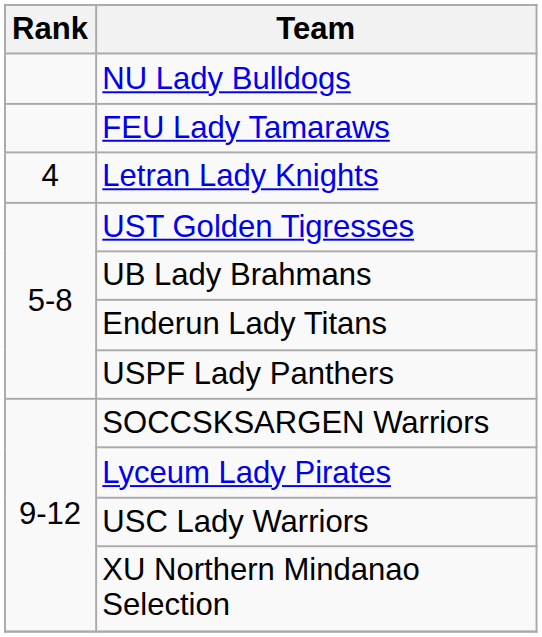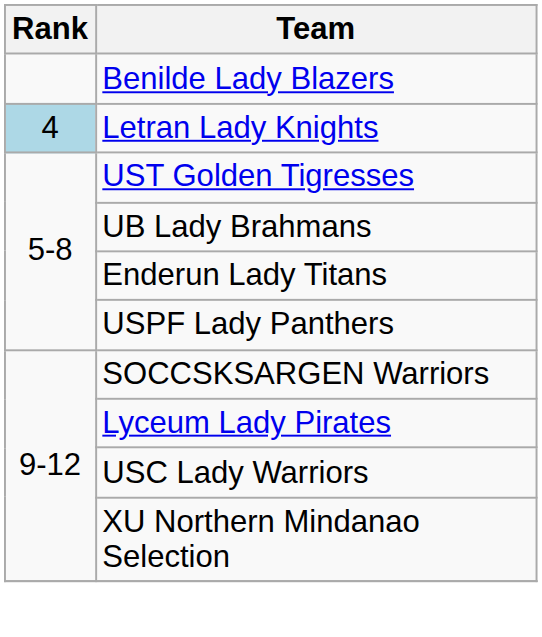- row: (227, 78)
- row: (246, 127)
+ row: (248, 78)
(50, 176) no background -> (50, 127) lightblue background
